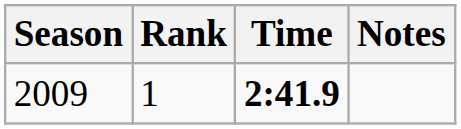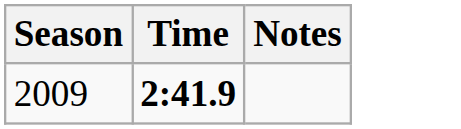- column: (183, 33)
